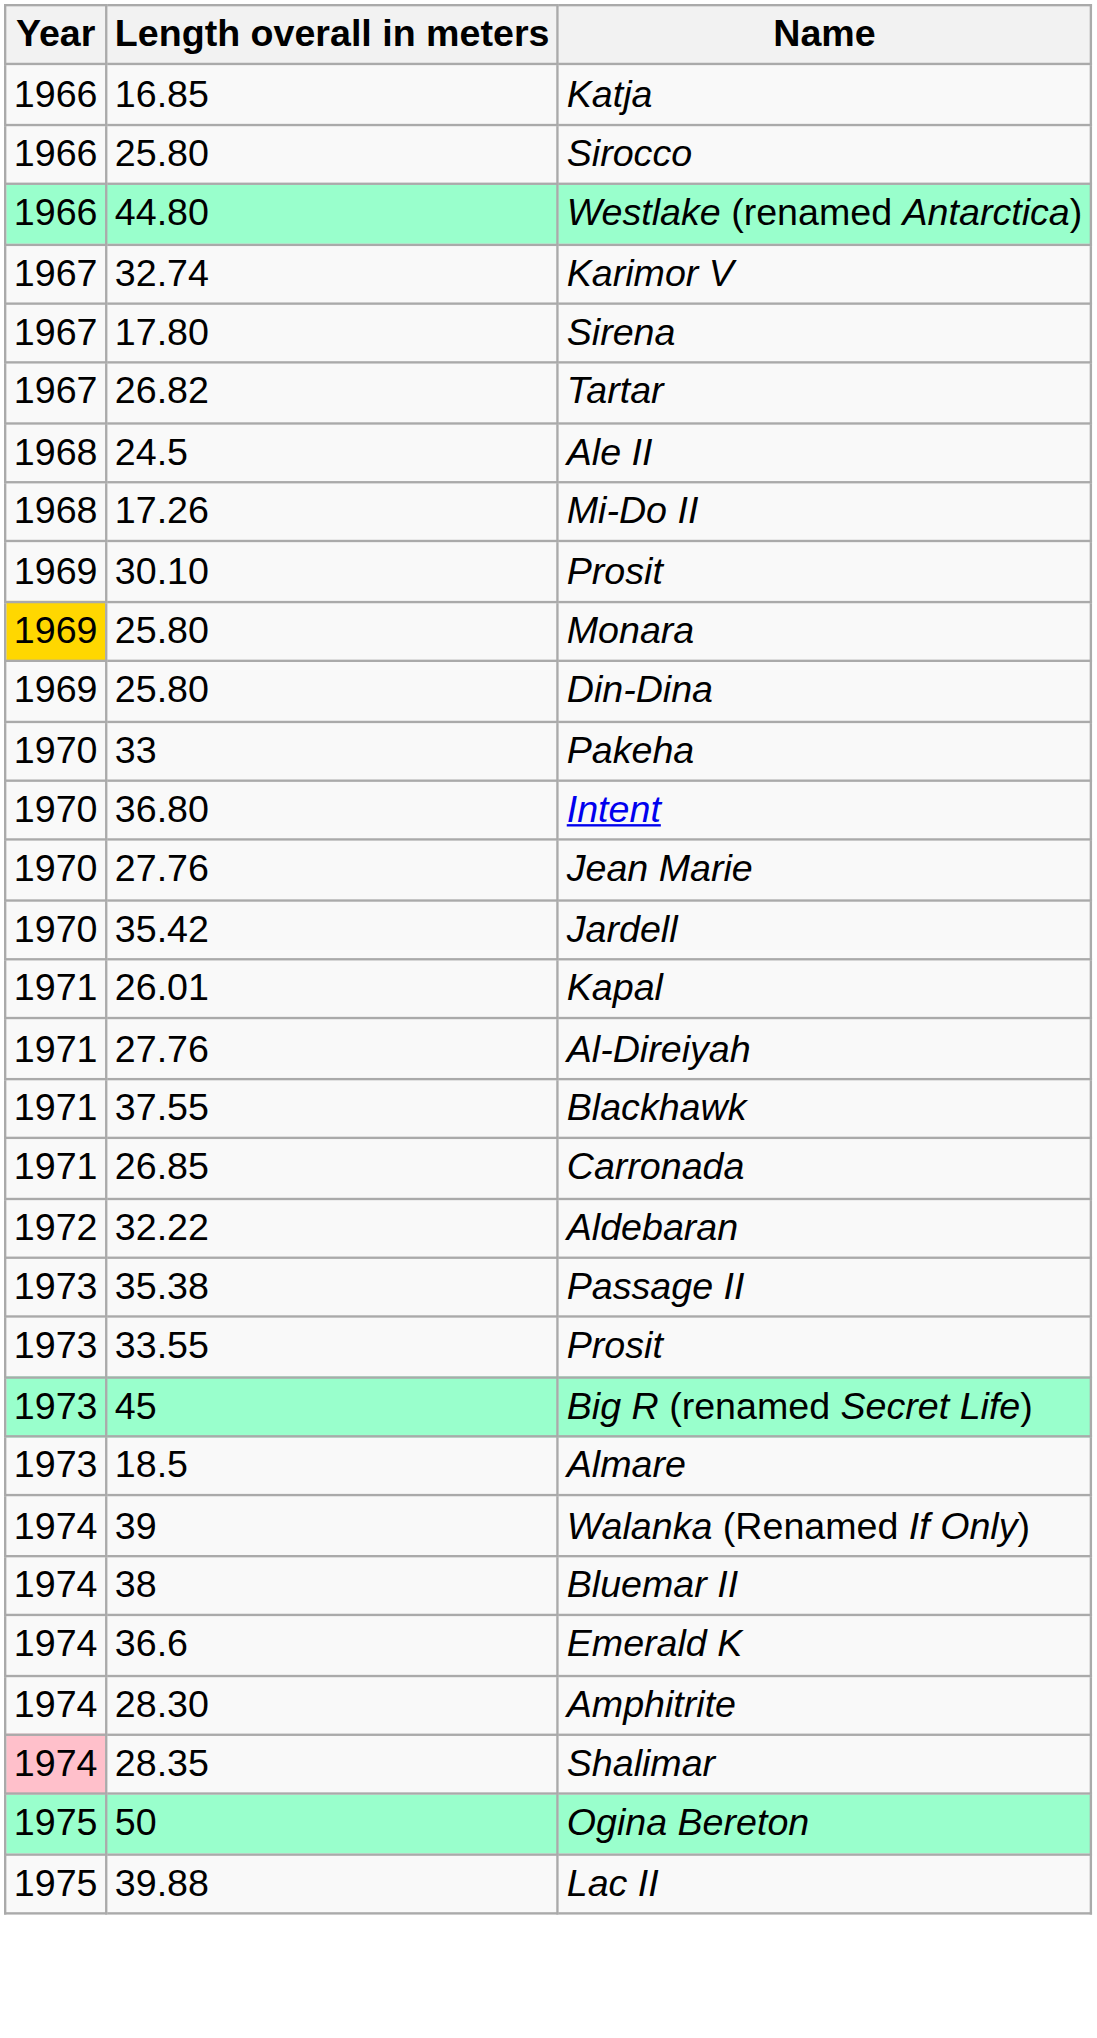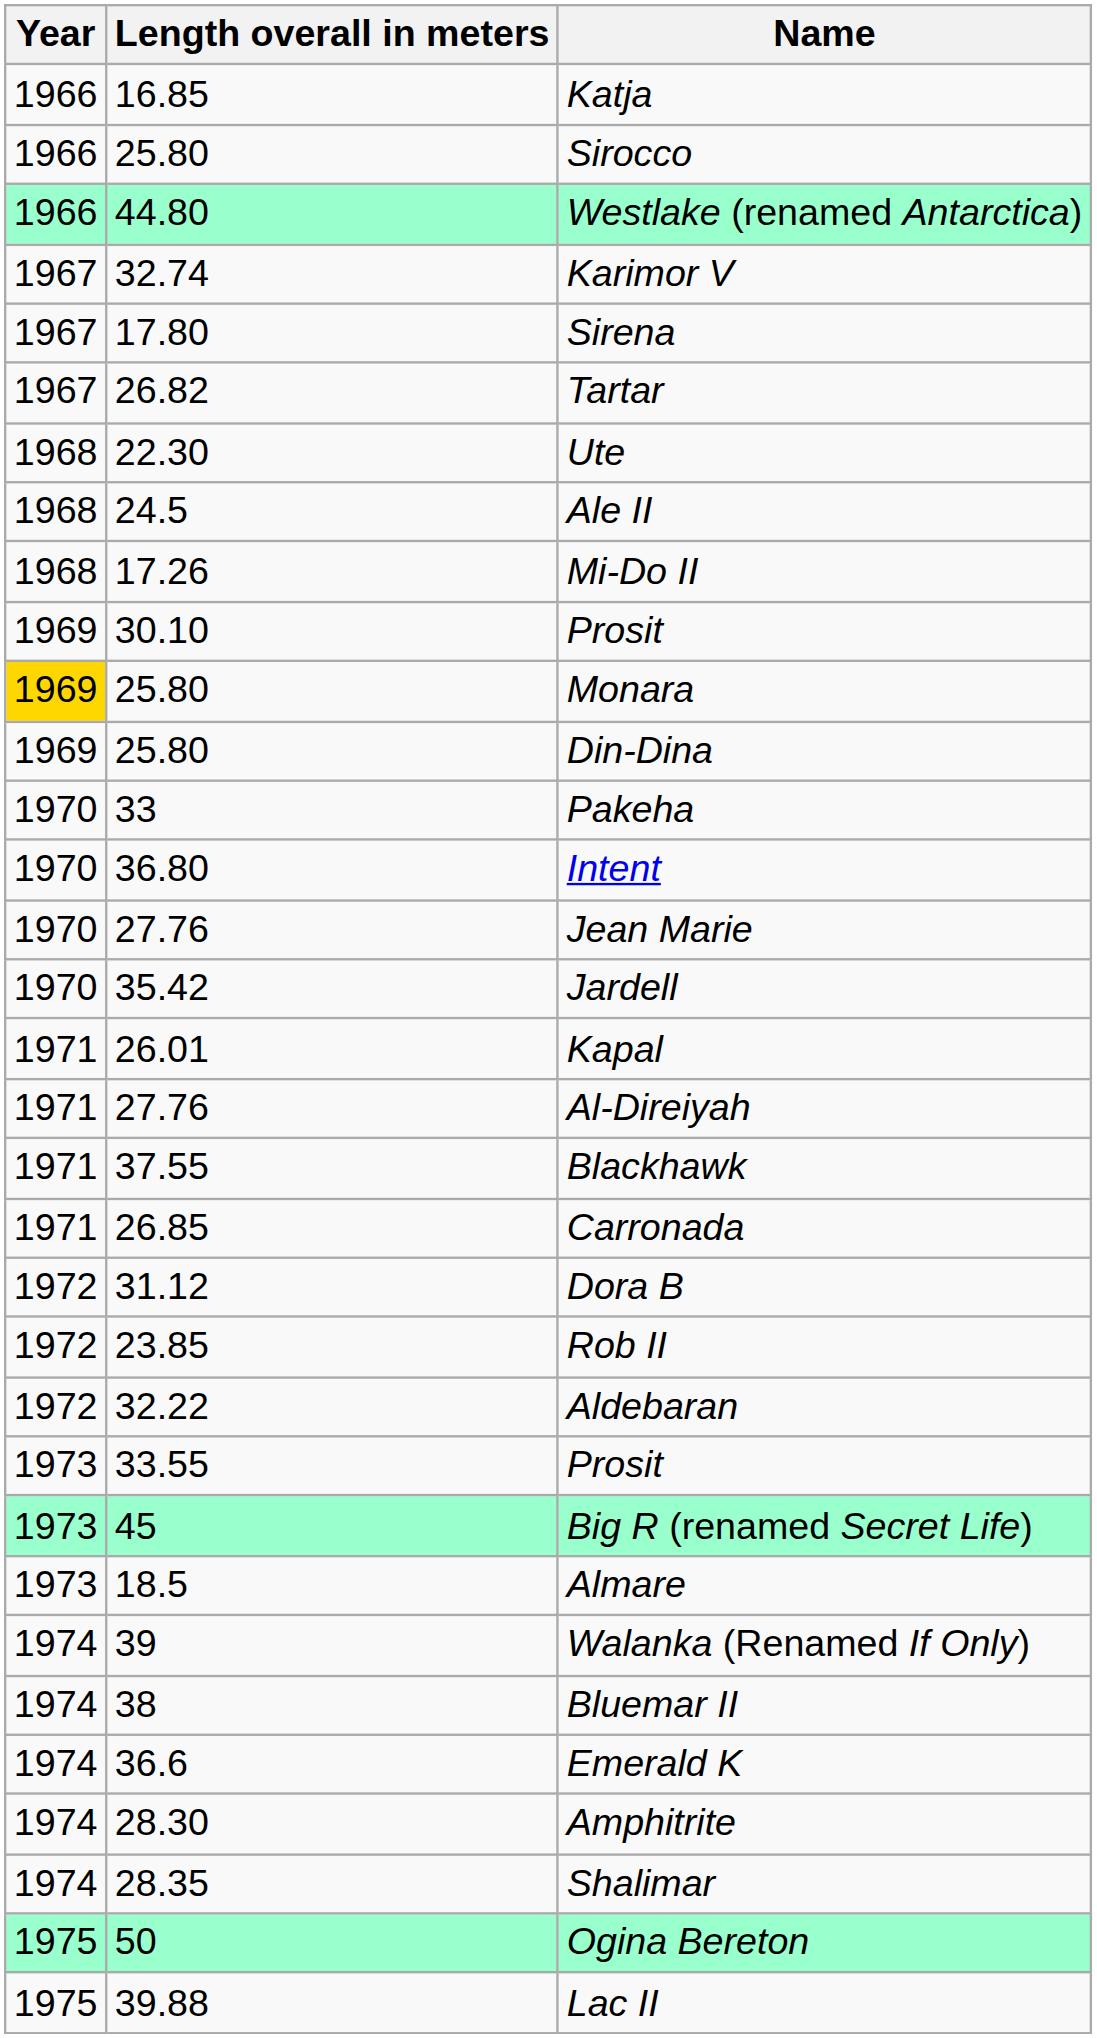+ row: (162, 451)
+ row: (162, 1286)
+ row: (162, 1346)
- row: (162, 1286)
(56, 1763) pink background -> (56, 1882) no background
